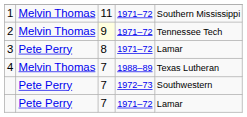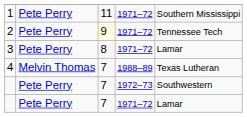(57, 13) Melvin Thomas -> (45, 13) Pete Perry
(57, 31) Melvin Thomas -> (45, 31) Pete Perry
